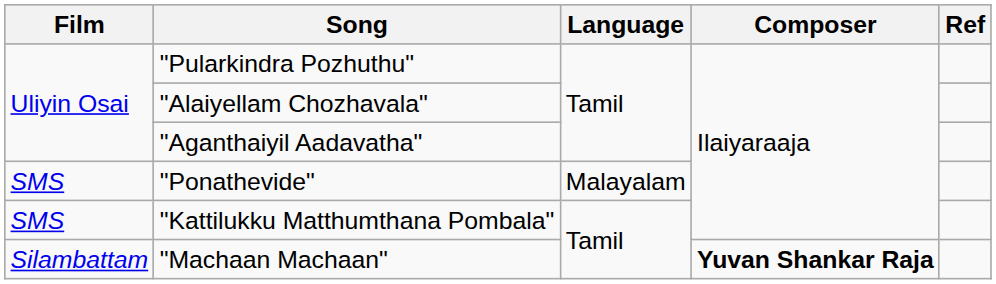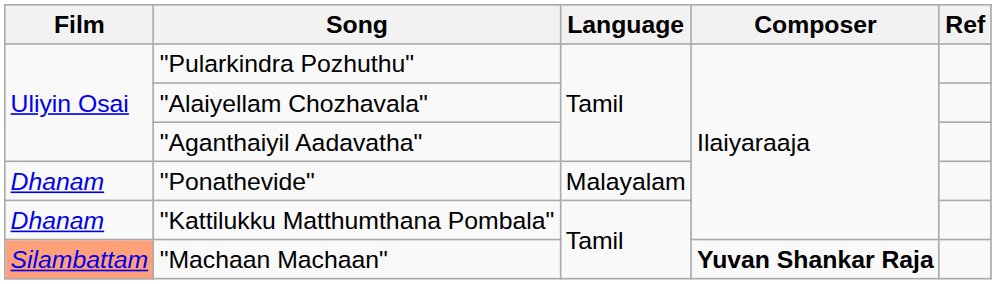(37, 182) SMS -> (57, 182) Dhanam
(37, 221) SMS -> (57, 221) Dhanam
(79, 260) no background -> (79, 260) lightsalmon background
